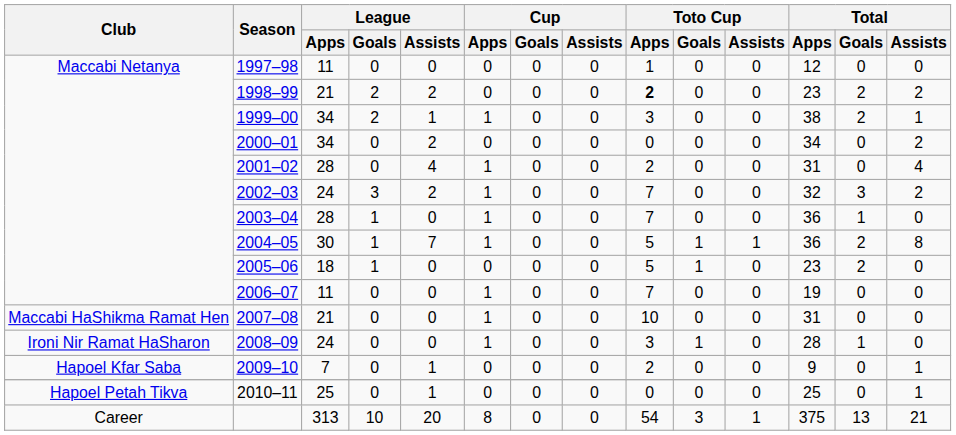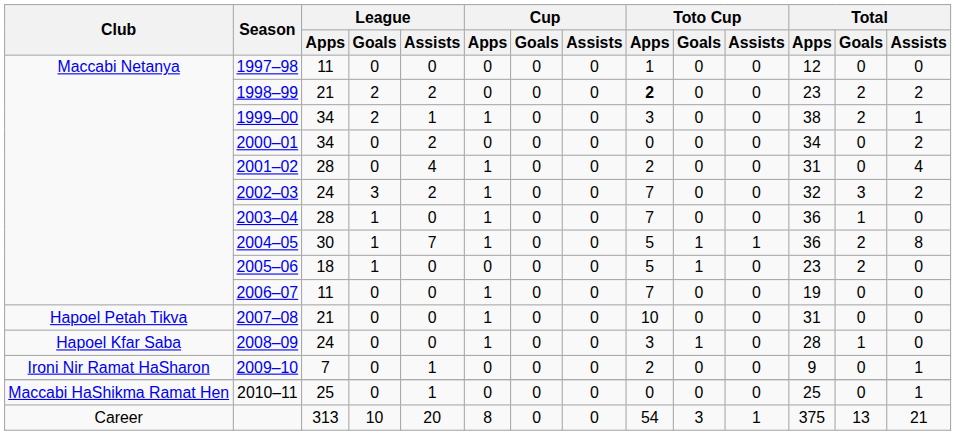(119, 318) Maccabi HaShikma Ramat Hen -> (119, 318) Hapoel Petah Tikva
(119, 343) Ironi Nir Ramat HaSharon -> (119, 343) Hapoel Kfar Saba
(119, 368) Hapoel Kfar Saba -> (119, 368) Ironi Nir Ramat HaSharon
(119, 393) Hapoel Petah Tikva -> (119, 393) Maccabi HaShikma Ramat Hen
